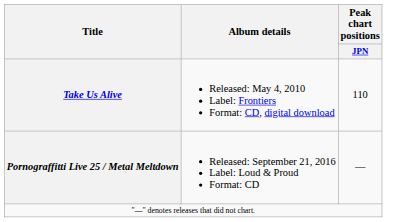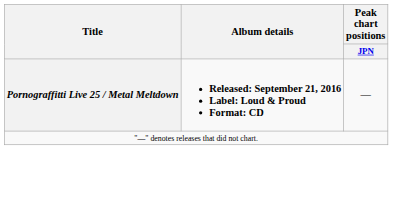- row: (93, 95)
(259, 173) normal -> (262, 101) bold
